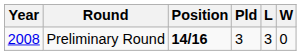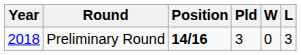columns swapped: (286, 15) <-> (268, 15)
(24, 38) 2008 -> (24, 38) 2018
